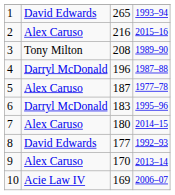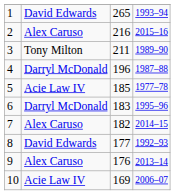(122, 50) 208 -> (121, 50) 211
(53, 87) Alex Caruso -> (55, 87) Acie Law IV
(122, 87) 187 -> (122, 87) 185
(122, 124) 180 -> (122, 124) 182
(122, 161) 170 -> (122, 161) 176
